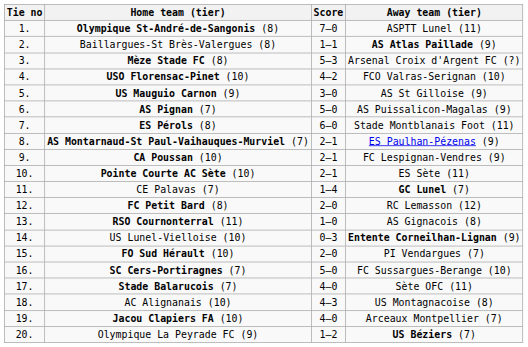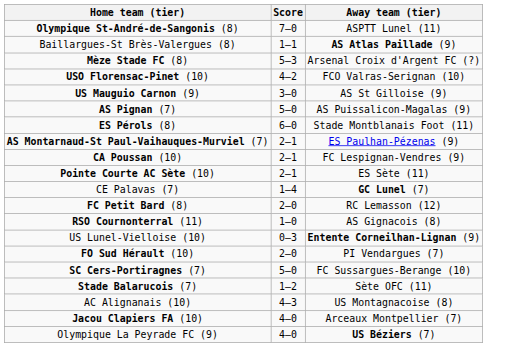- column: (25, 12)
(328, 286) 4–0 -> (288, 286) 1–2
(328, 334) 1–2 -> (288, 334) 4–0
